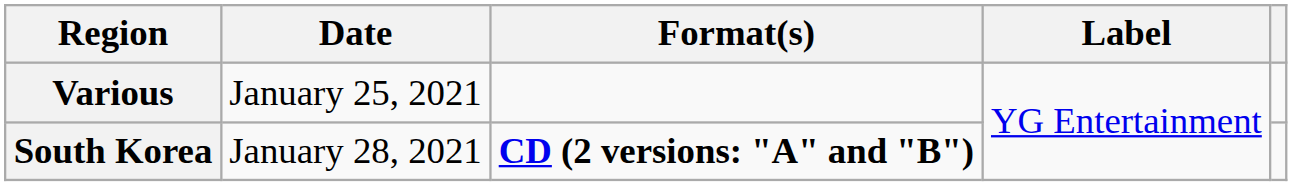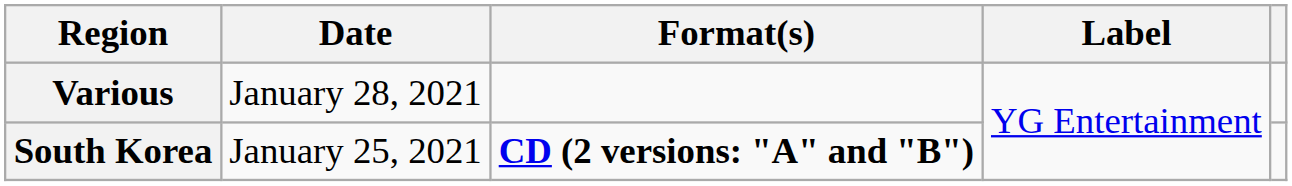(356, 92) January 25, 2021 -> (356, 92) January 28, 2021
(356, 150) January 28, 2021 -> (356, 150) January 25, 2021
